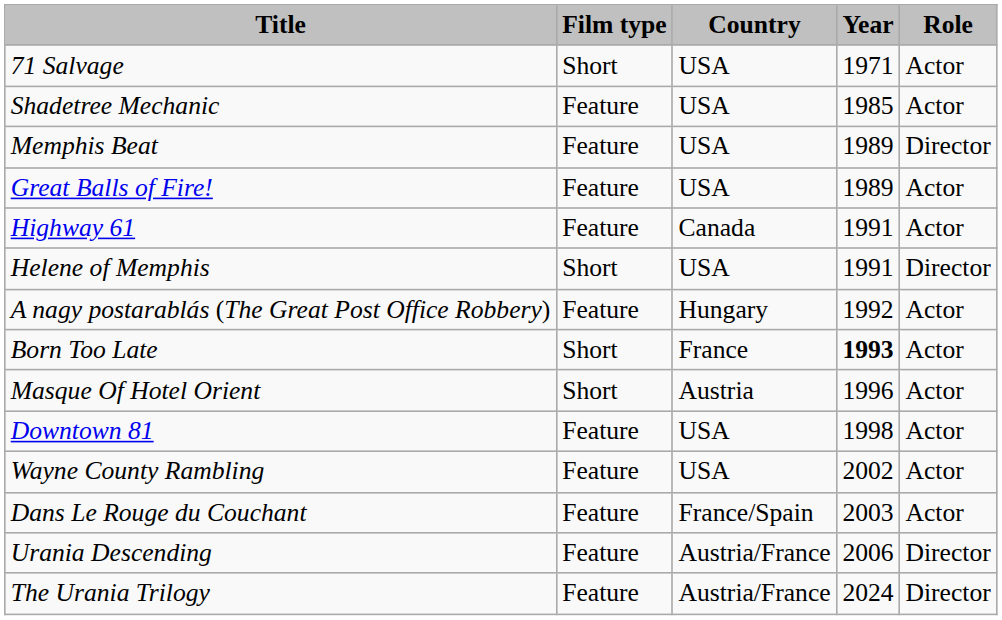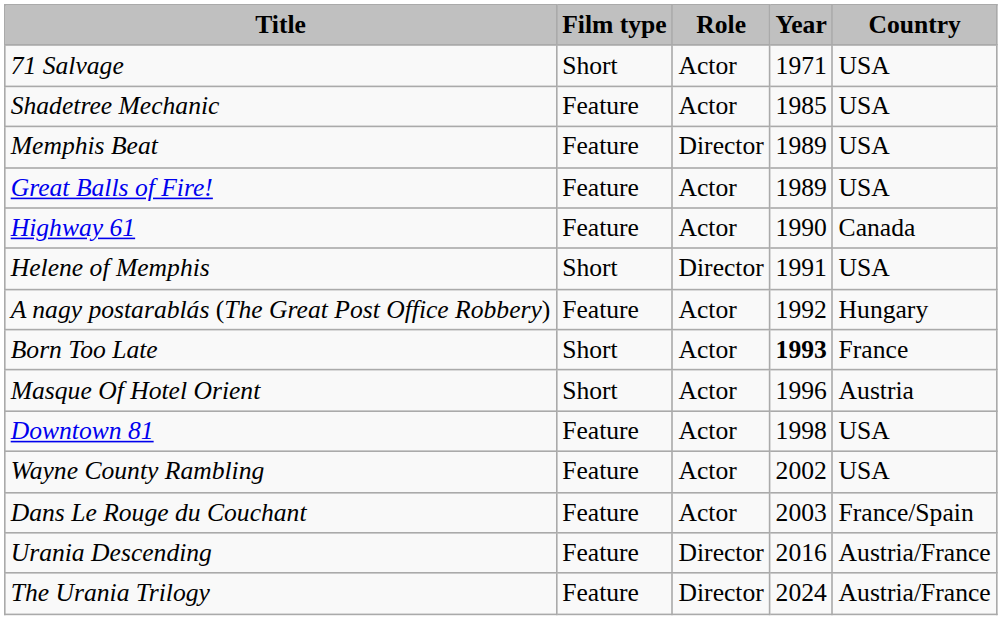columns swapped: (948, 24) <-> (755, 24)
(868, 227) 1991 -> (801, 227) 1990
(868, 552) 2006 -> (801, 552) 2016
